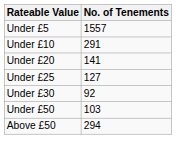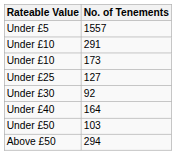+ row: (92, 61)
- row: (92, 61)
+ row: (92, 110)
